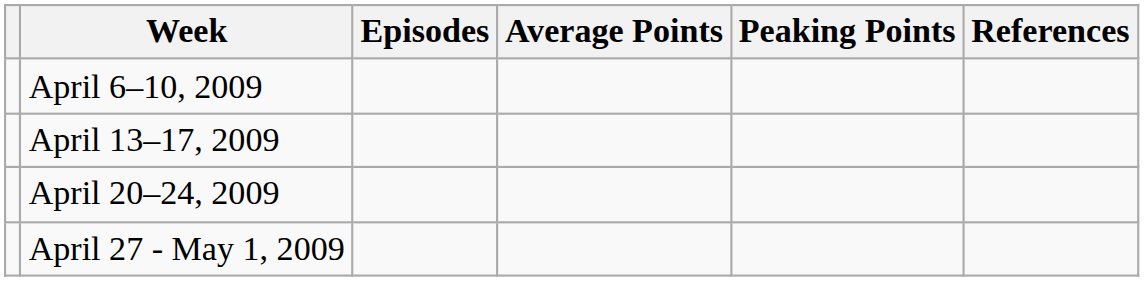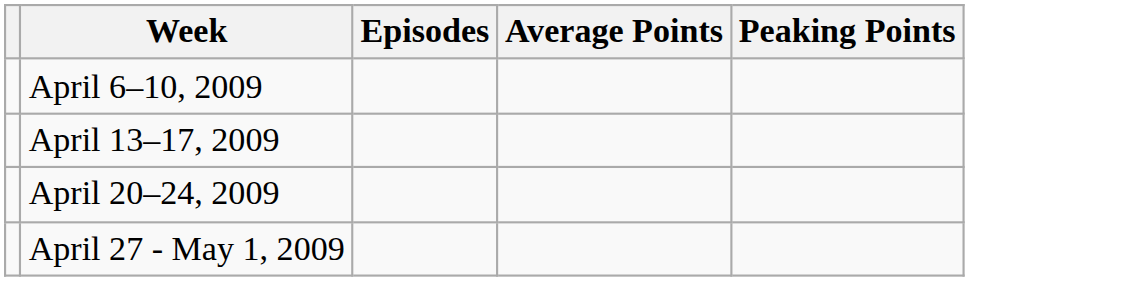- column: (1050, 31)
